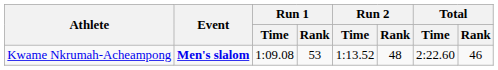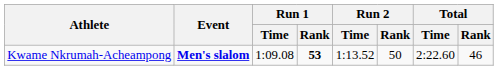(315, 55) normal -> (315, 55) bold
(395, 55) 48 -> (395, 55) 50
